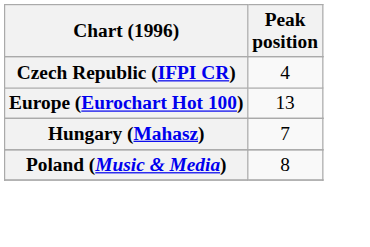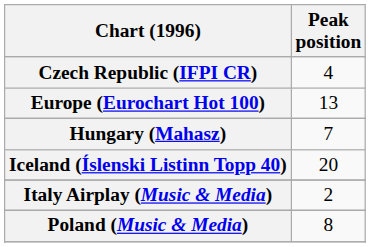+ row: (148, 164)
+ row: (148, 195)
